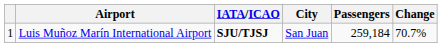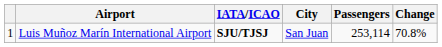(370, 33) 259,184 -> (371, 33) 253,114
(411, 33) 70.7% -> (411, 33) 70.8%
